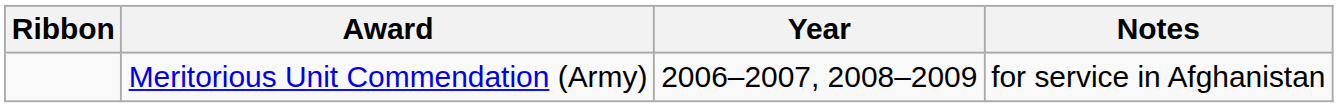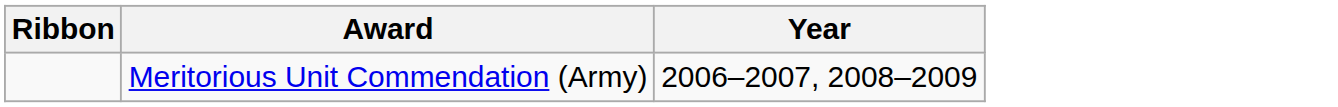- column: (1158, 29)
